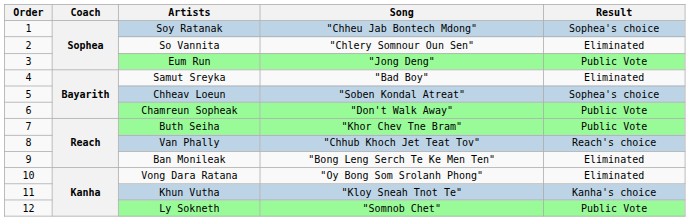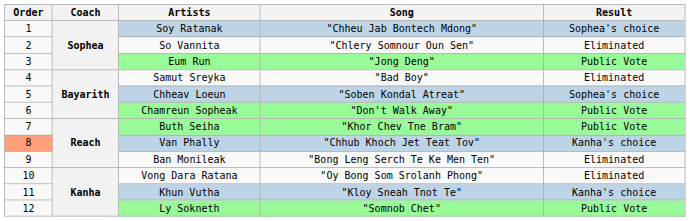(28, 143) no background -> (28, 143) lightsalmon background
(614, 143) Reach's choice -> (614, 143) Kanha's choice
